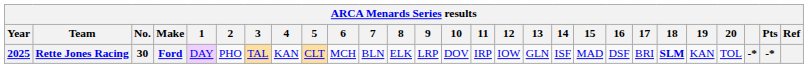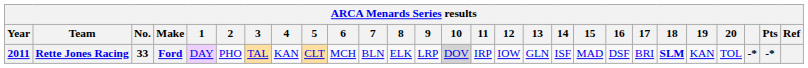(19, 53) 2025 -> (19, 53) 2011
(142, 53) 30 -> (142, 53) 33
(456, 53) no background -> (456, 53) lightgrey background
